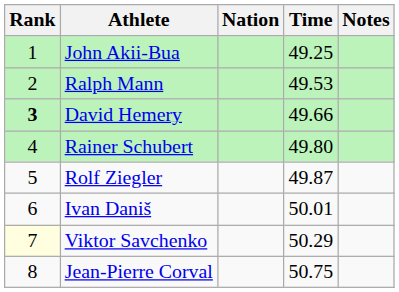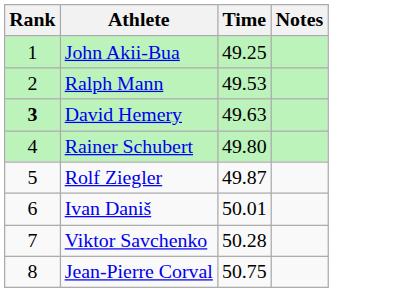- column: (251, 20)
(311, 114) 49.66 -> (244, 114) 49.63
(32, 240) lightyellow background -> (32, 240) no background
(311, 240) 50.29 -> (244, 240) 50.28
